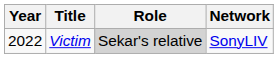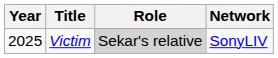(25, 41) 2022 -> (25, 41) 2025
